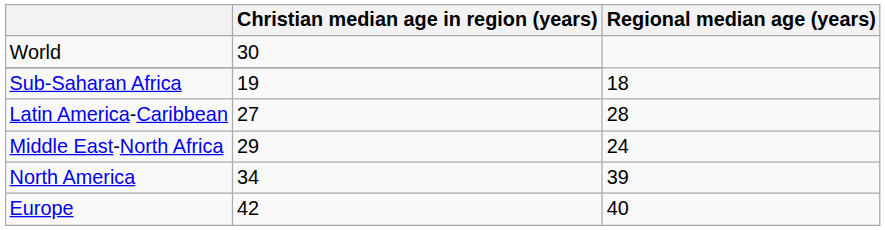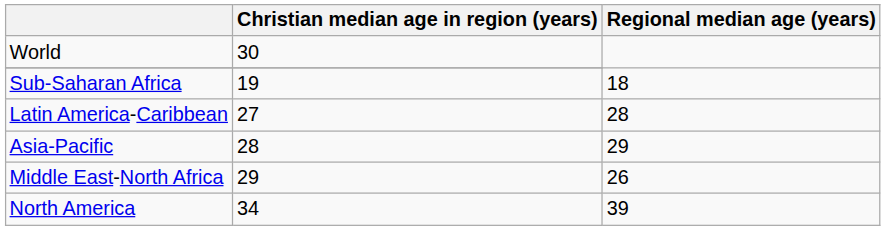+ row: (61, 146)
(618, 146) 24 -> (618, 177) 26
- row: (42, 209)
